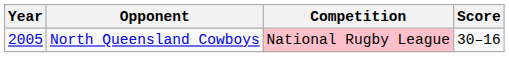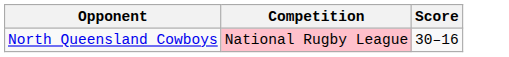- column: (26, 16)
